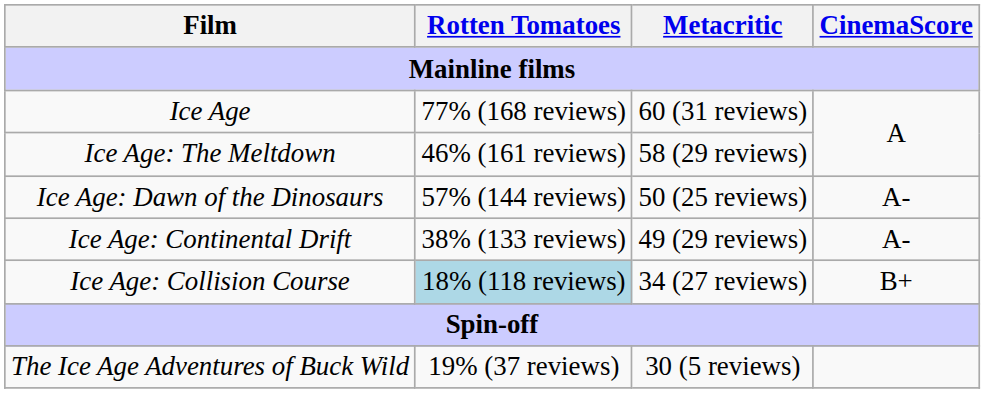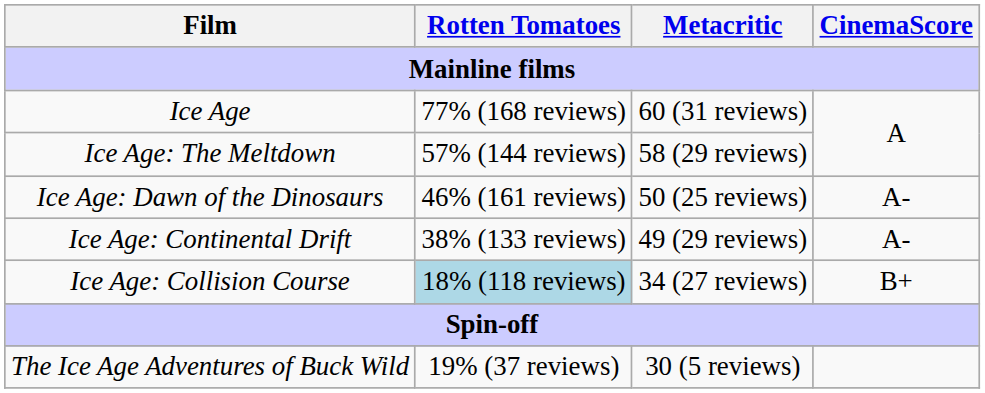(524, 153) 46% (161 reviews) -> (524, 153) 57% (144 reviews)
(524, 196) 57% (144 reviews) -> (524, 196) 46% (161 reviews)
